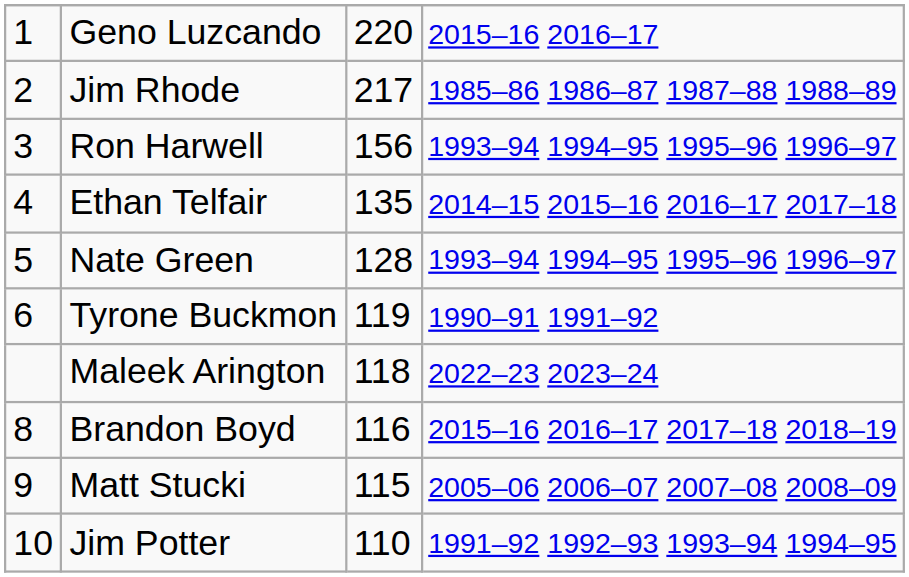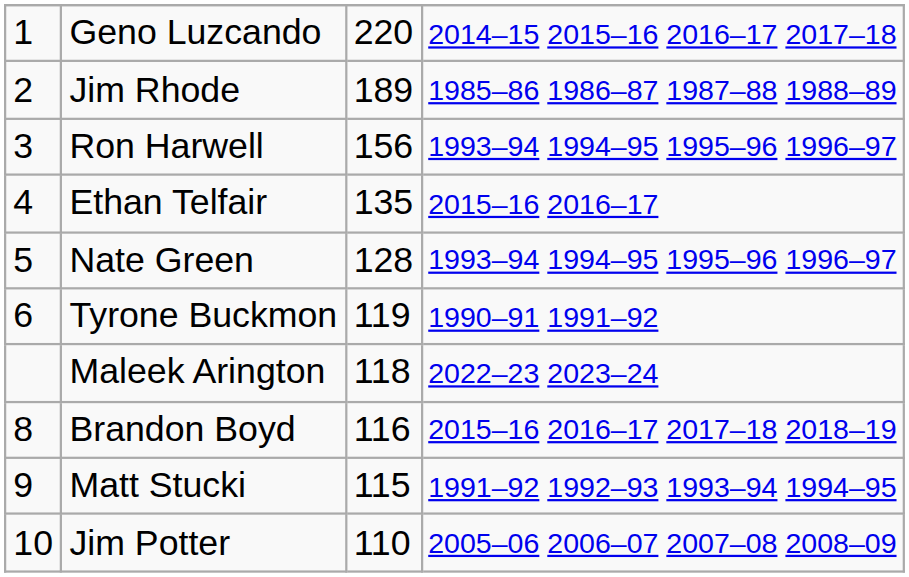(543, 33) 2015–16 2016–17 -> (662, 33) 2014–15 2015–16 2016–17 2017–18
(383, 89) 217 -> (383, 89) 189
(662, 203) 2014–15 2015–16 2016–17 2017–18 -> (543, 203) 2015–16 2016–17
(662, 486) 2005–06 2006–07 2007–08 2008–09 -> (662, 486) 1991–92 1992–93 1993–94 1994–95
(662, 543) 1991–92 1992–93 1993–94 1994–95 -> (662, 543) 2005–06 2006–07 2007–08 2008–09
